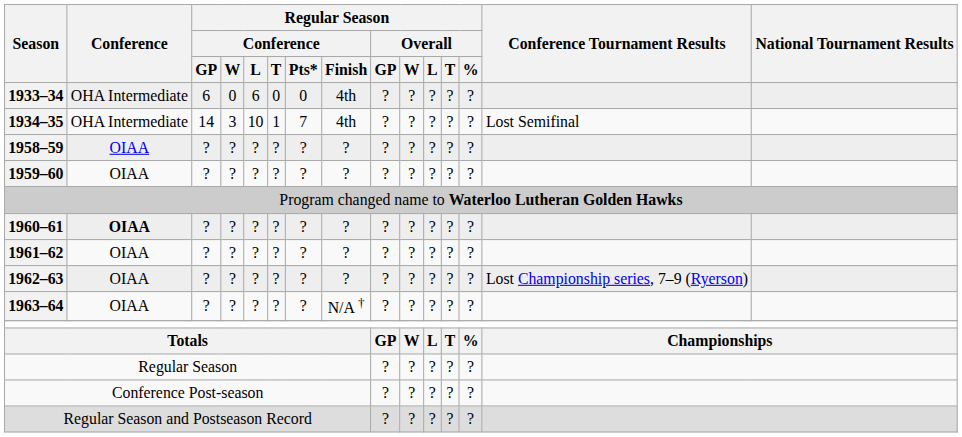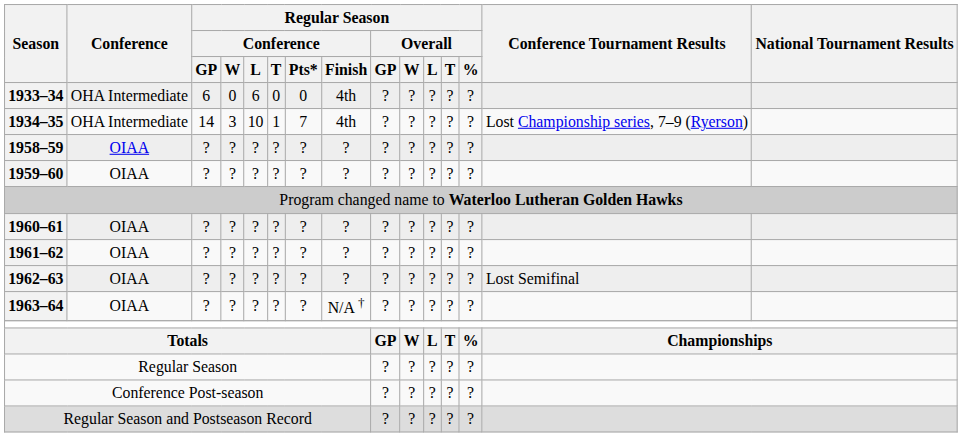(533, 121) Lost Semifinal -> (617, 121) Lost Championship series, 7–9 (Ryerson)
(129, 226) bold -> (129, 226) normal
(617, 278) Lost Championship series, 7–9 (Ryerson) -> (533, 278) Lost Semifinal
